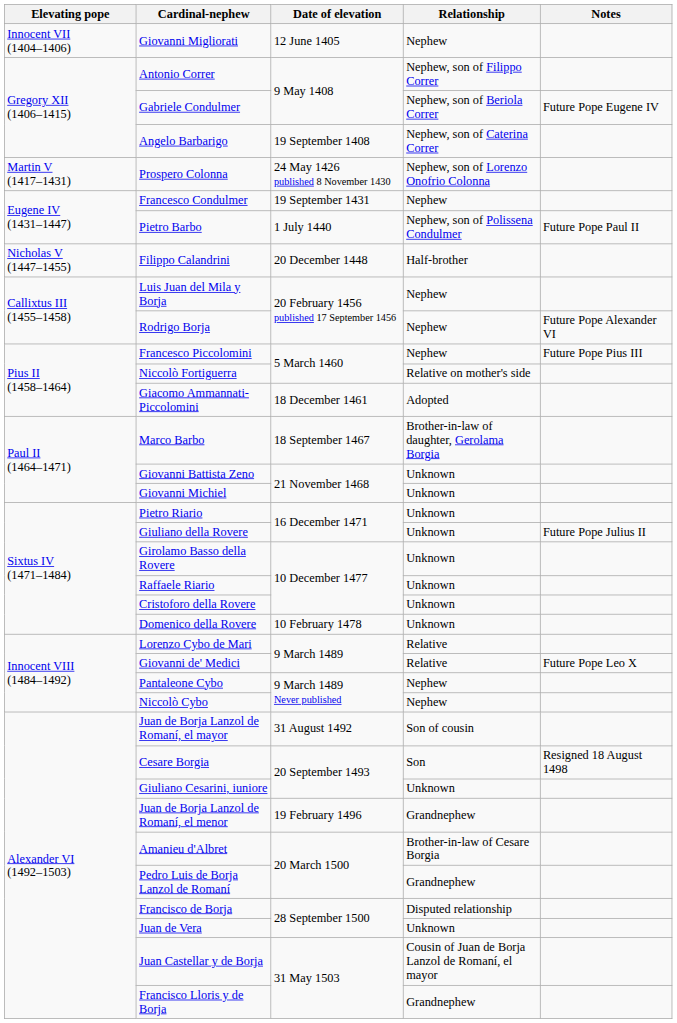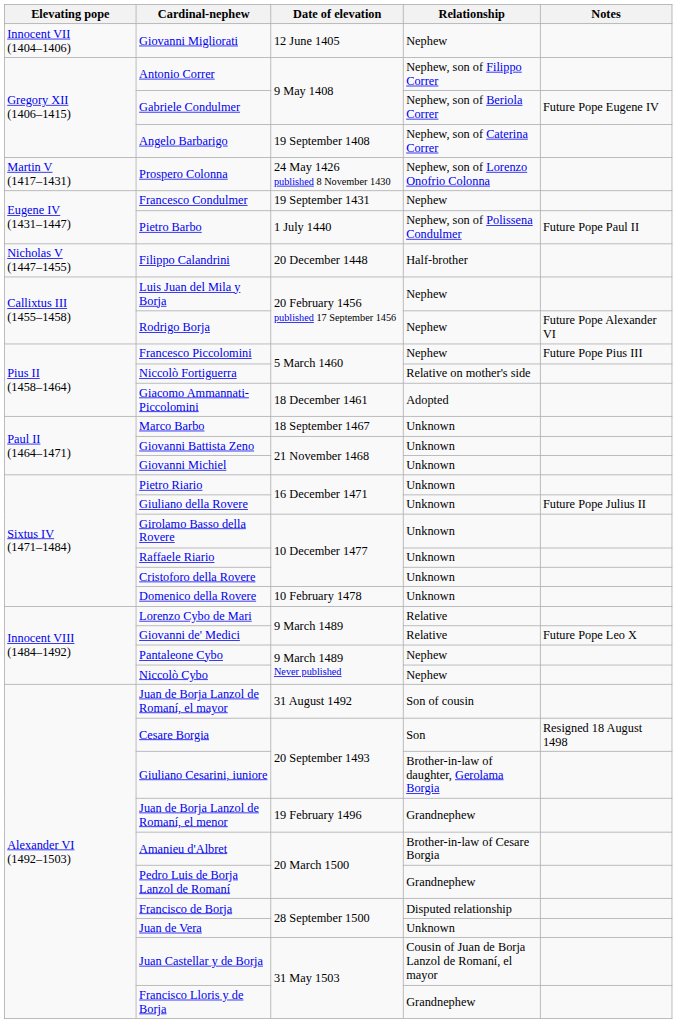(455, 440) Brother-in-law of daughter, Gerolama Borgia -> (431, 426) Unknown
(431, 788) Unknown -> (455, 774) Brother-in-law of daughter, Gerolama Borgia
